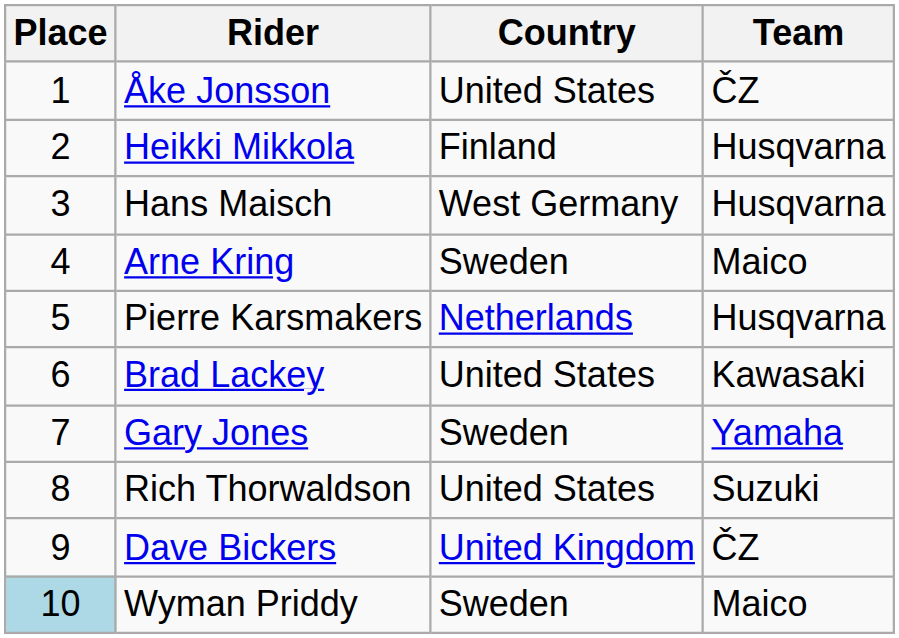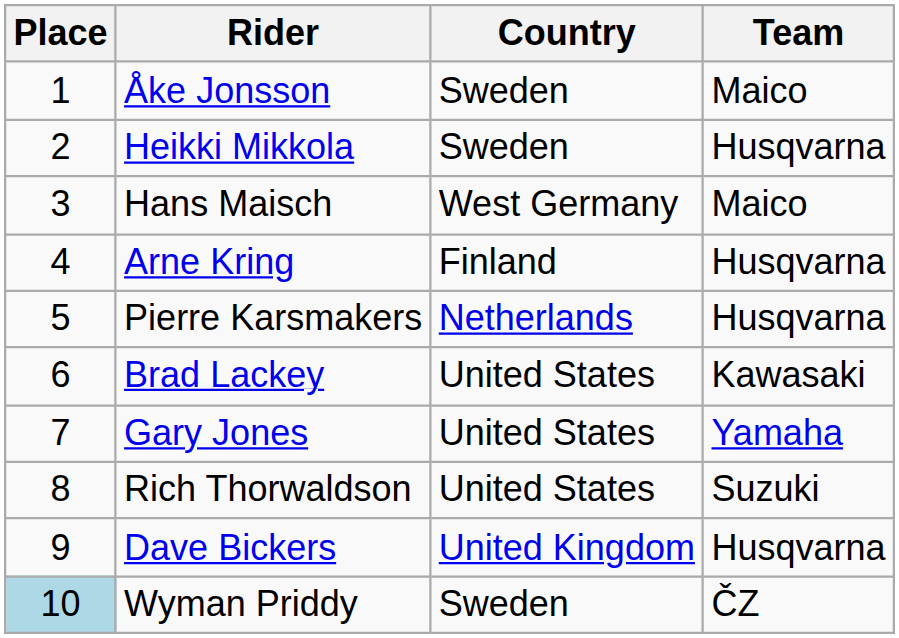(547, 90) United States -> (504, 90) Sweden
(736, 90) ČZ -> (760, 90) Maico
(498, 147) Finland -> (504, 147) Sweden
(799, 204) Husqvarna -> (760, 204) Maico
(504, 261) Sweden -> (498, 261) Finland
(760, 261) Maico -> (799, 261) Husqvarna
(504, 432) Sweden -> (547, 432) United States
(736, 546) ČZ -> (799, 546) Husqvarna
(760, 603) Maico -> (736, 603) ČZ
